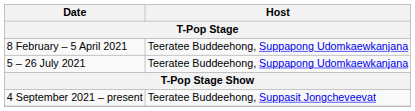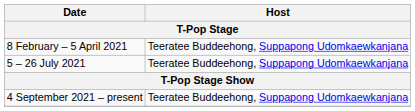(262, 98) Teeratee Buddeehong, Suppasit Jongcheveevat -> (278, 98) Teeratee Buddeehong, Suppapong Udomkaewkanjana
